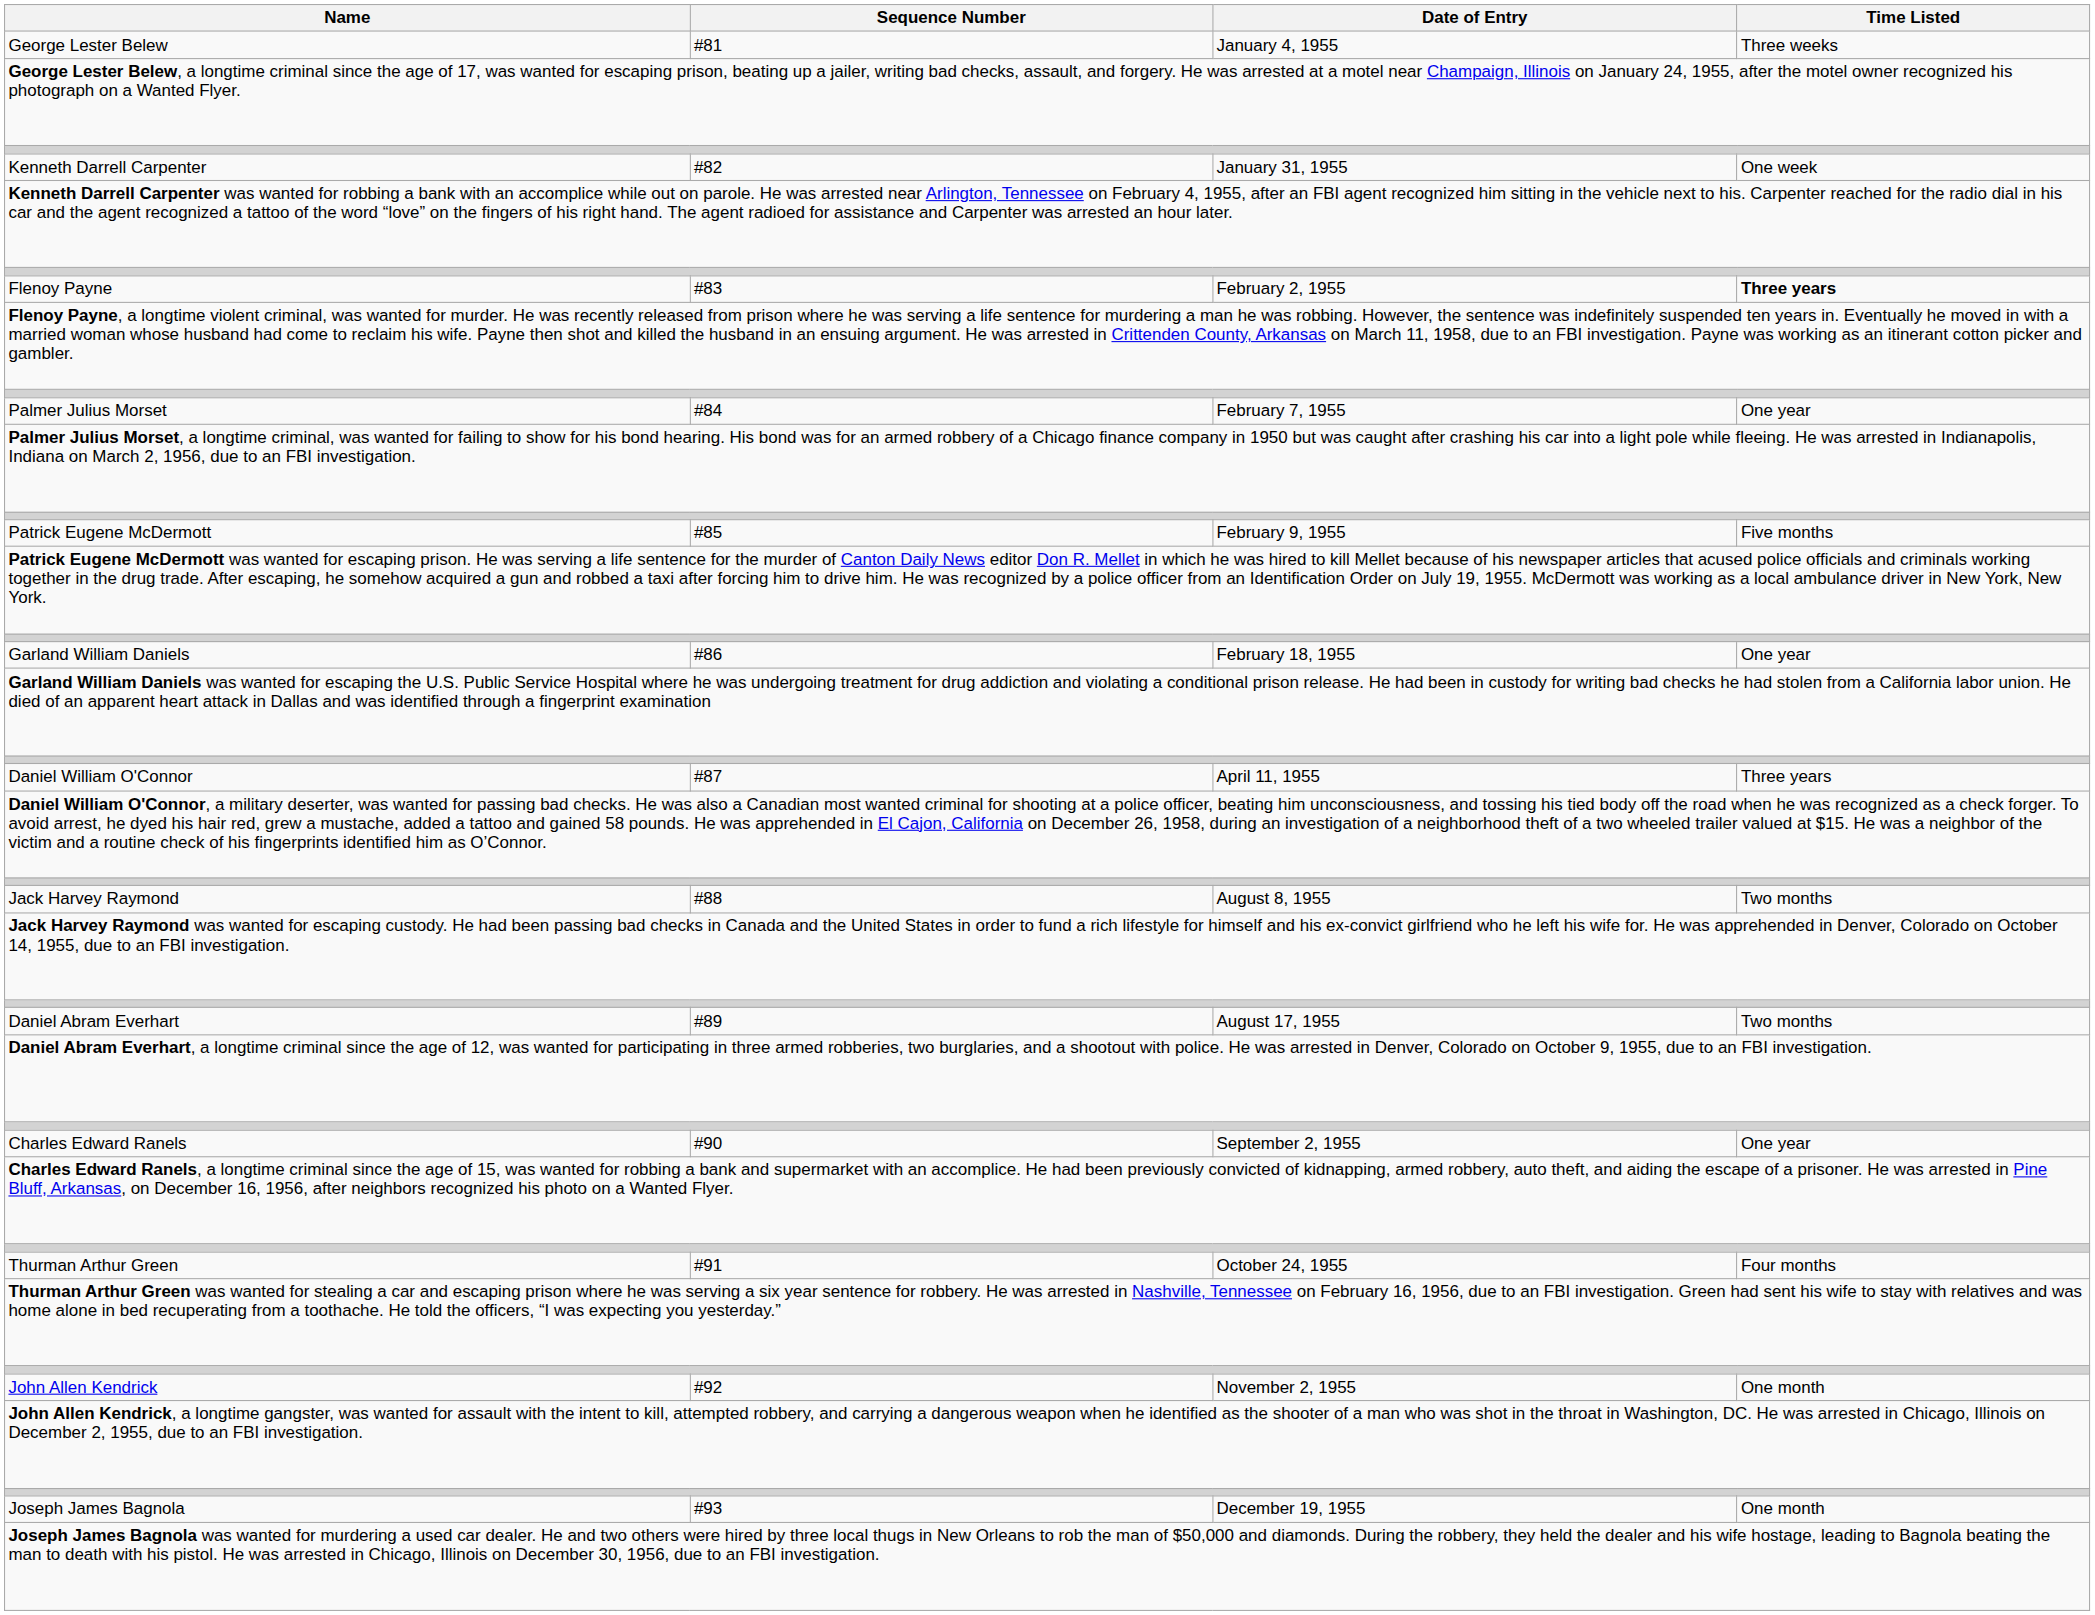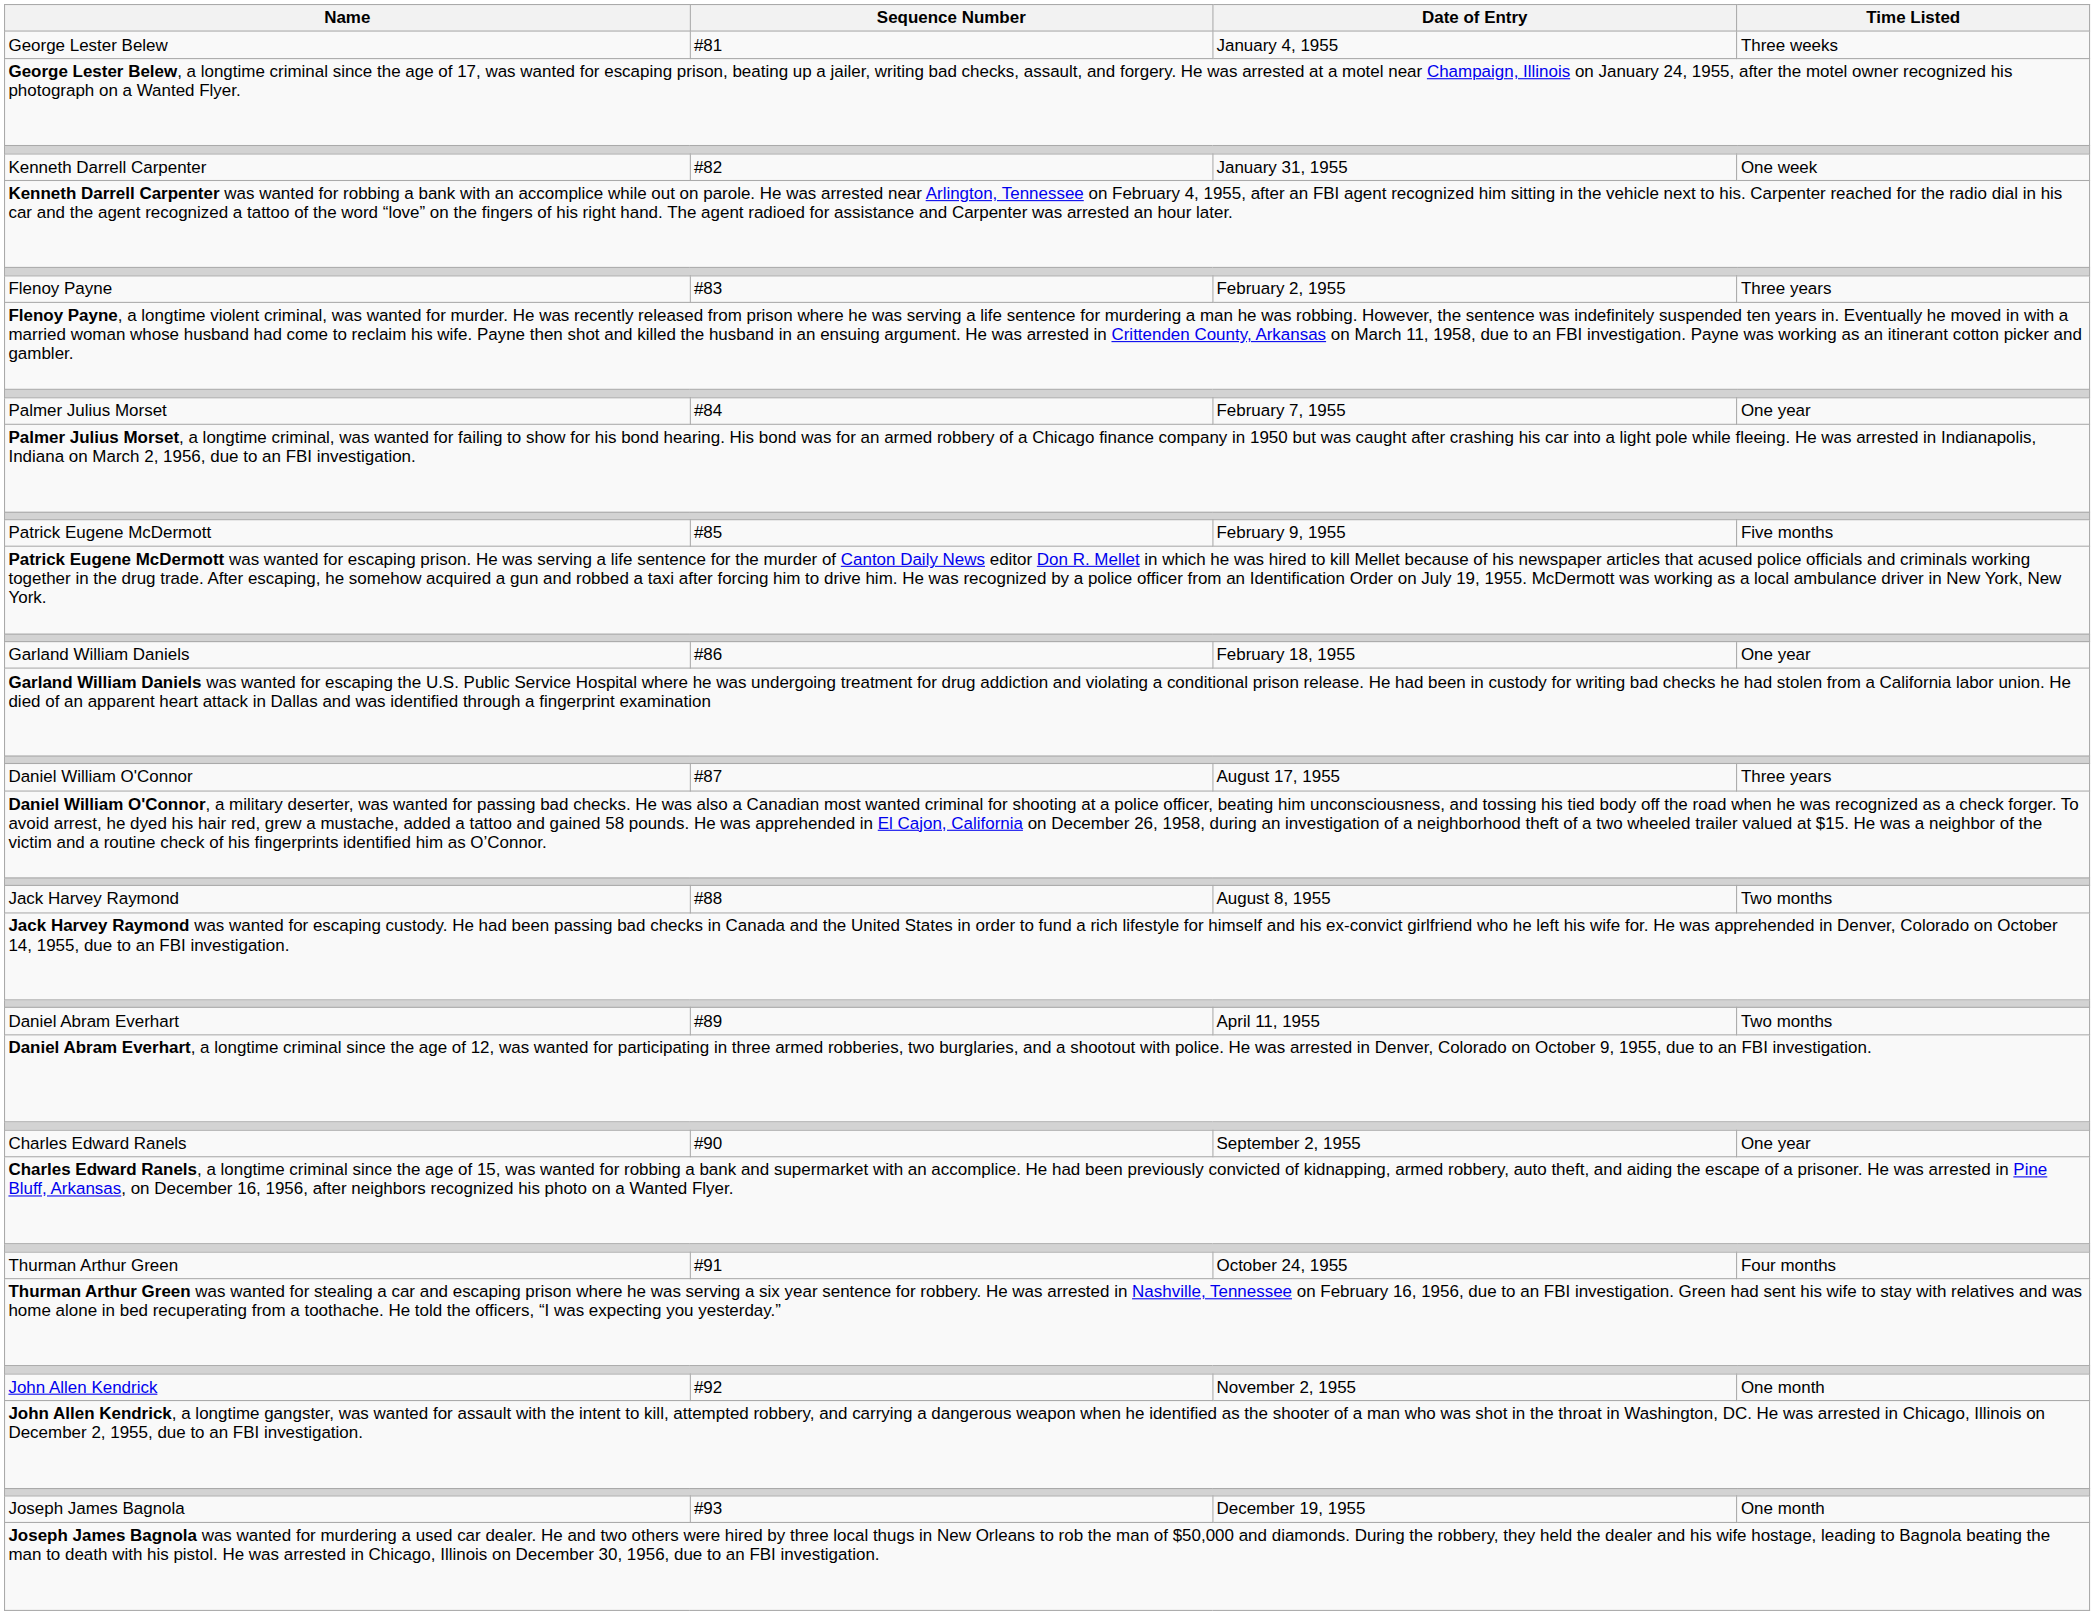(1789, 288) bold -> (1786, 288) normal
(1268, 777) April 11, 1955 -> (1278, 777) August 17, 1955
(1278, 1021) August 17, 1955 -> (1268, 1021) April 11, 1955
